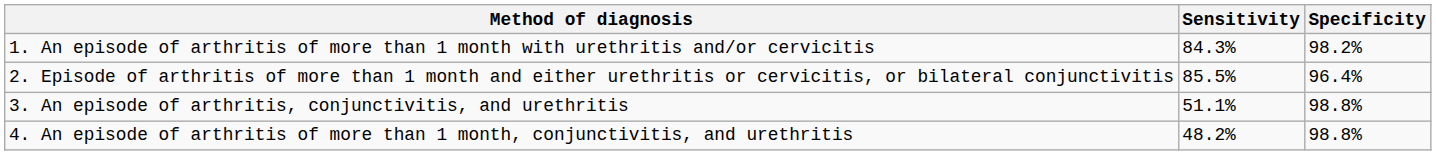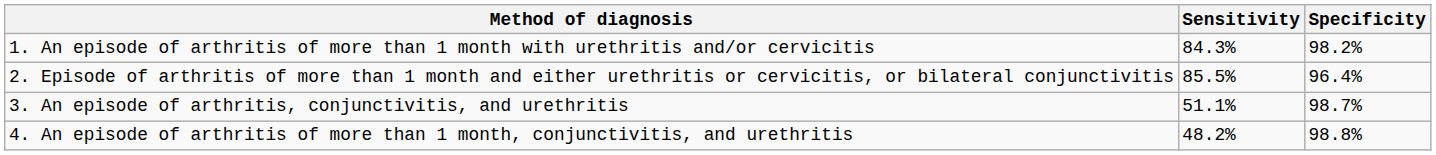(1335, 106) 98.8% -> (1335, 106) 98.7%
